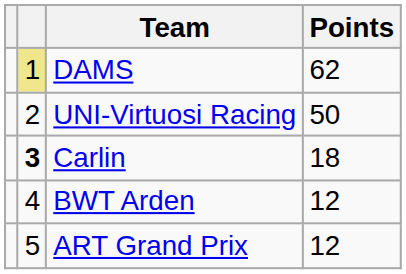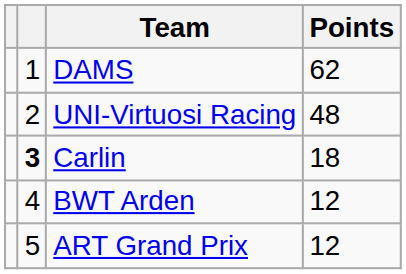(32, 70) khaki background -> (32, 70) no background
(325, 114) 50 -> (325, 114) 48
